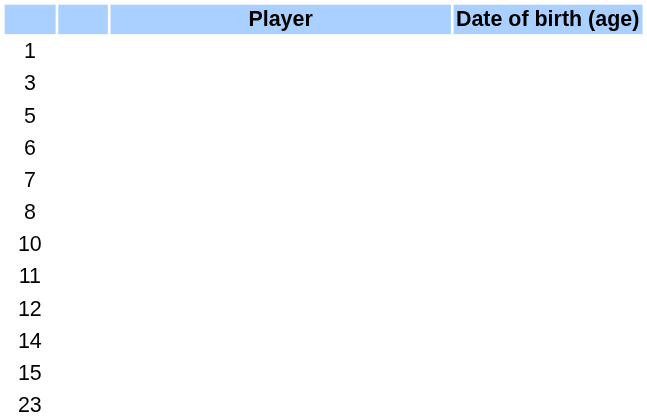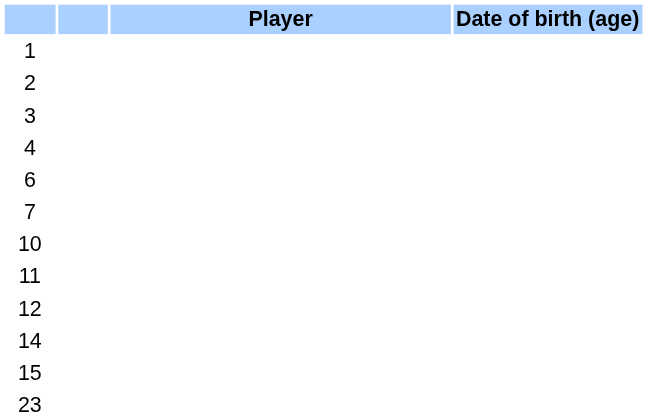+ row: (30, 83)
+ row: (30, 147)
- row: (30, 115)
- row: (30, 212)
